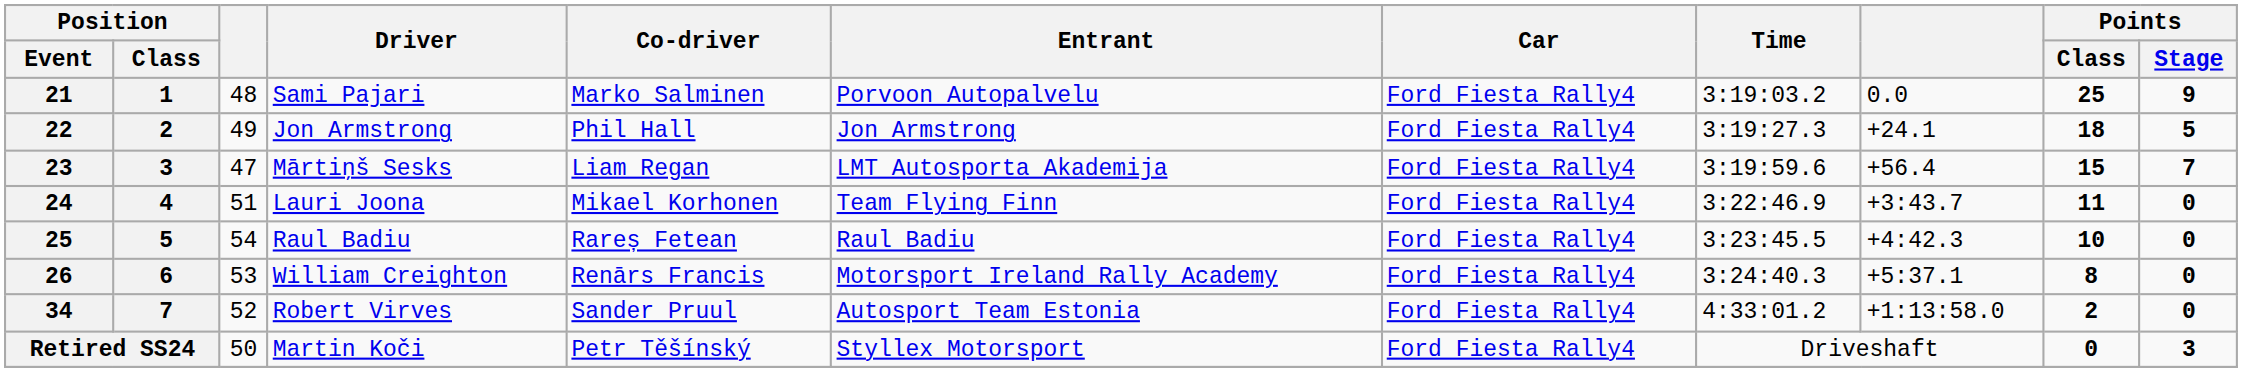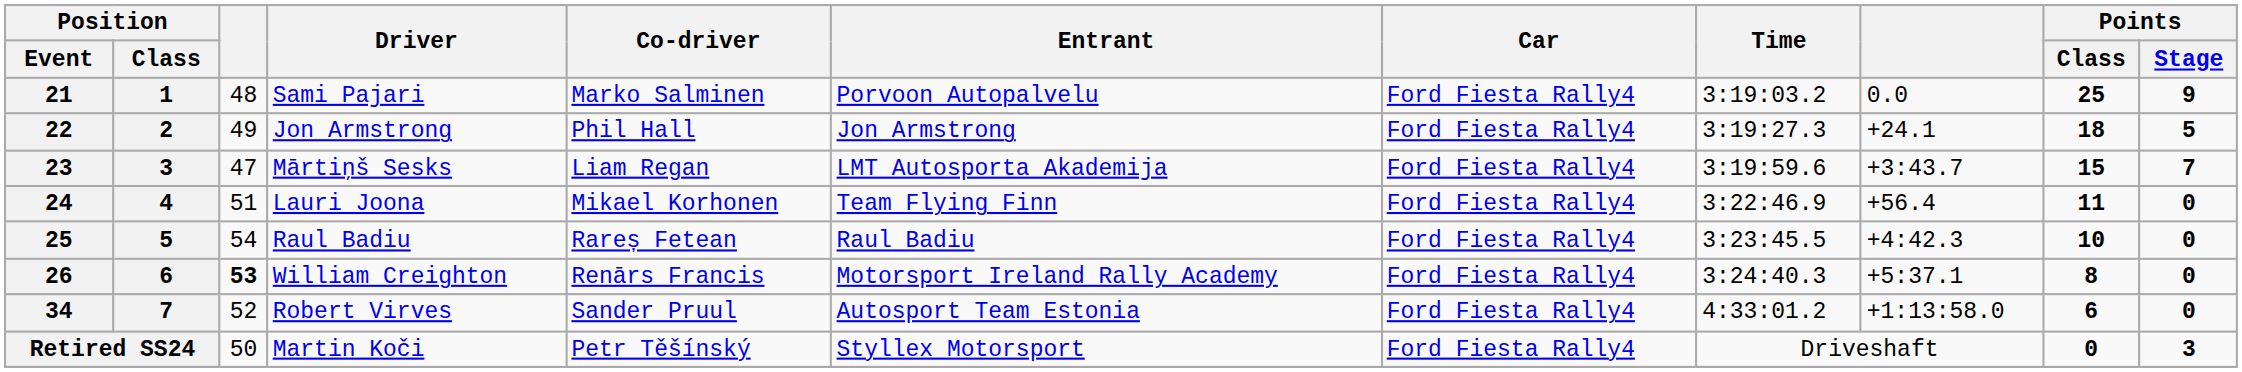(1901, 168) +56.4 -> (1915, 168) +3:43.7
(1915, 204) +3:43.7 -> (1901, 204) +56.4
(244, 277) normal -> (244, 277) bold
(2091, 313) 2 -> (2091, 313) 6
